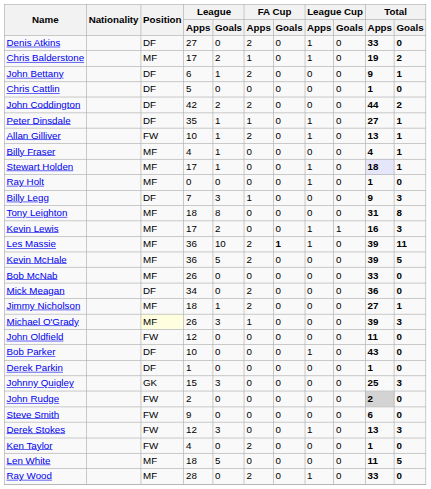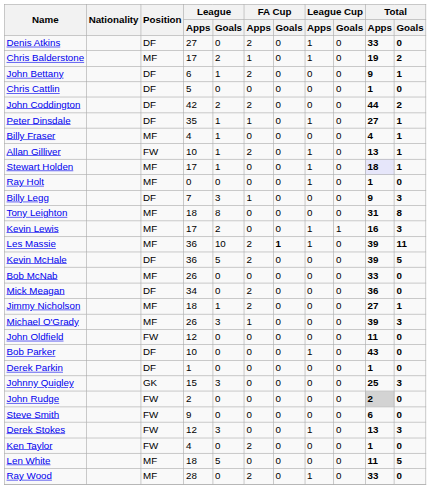rows swapped: (31, 151) <-> (34, 136)
(150, 259) MF -> (150, 259) DF
(150, 321) lightyellow background -> (150, 321) no background
